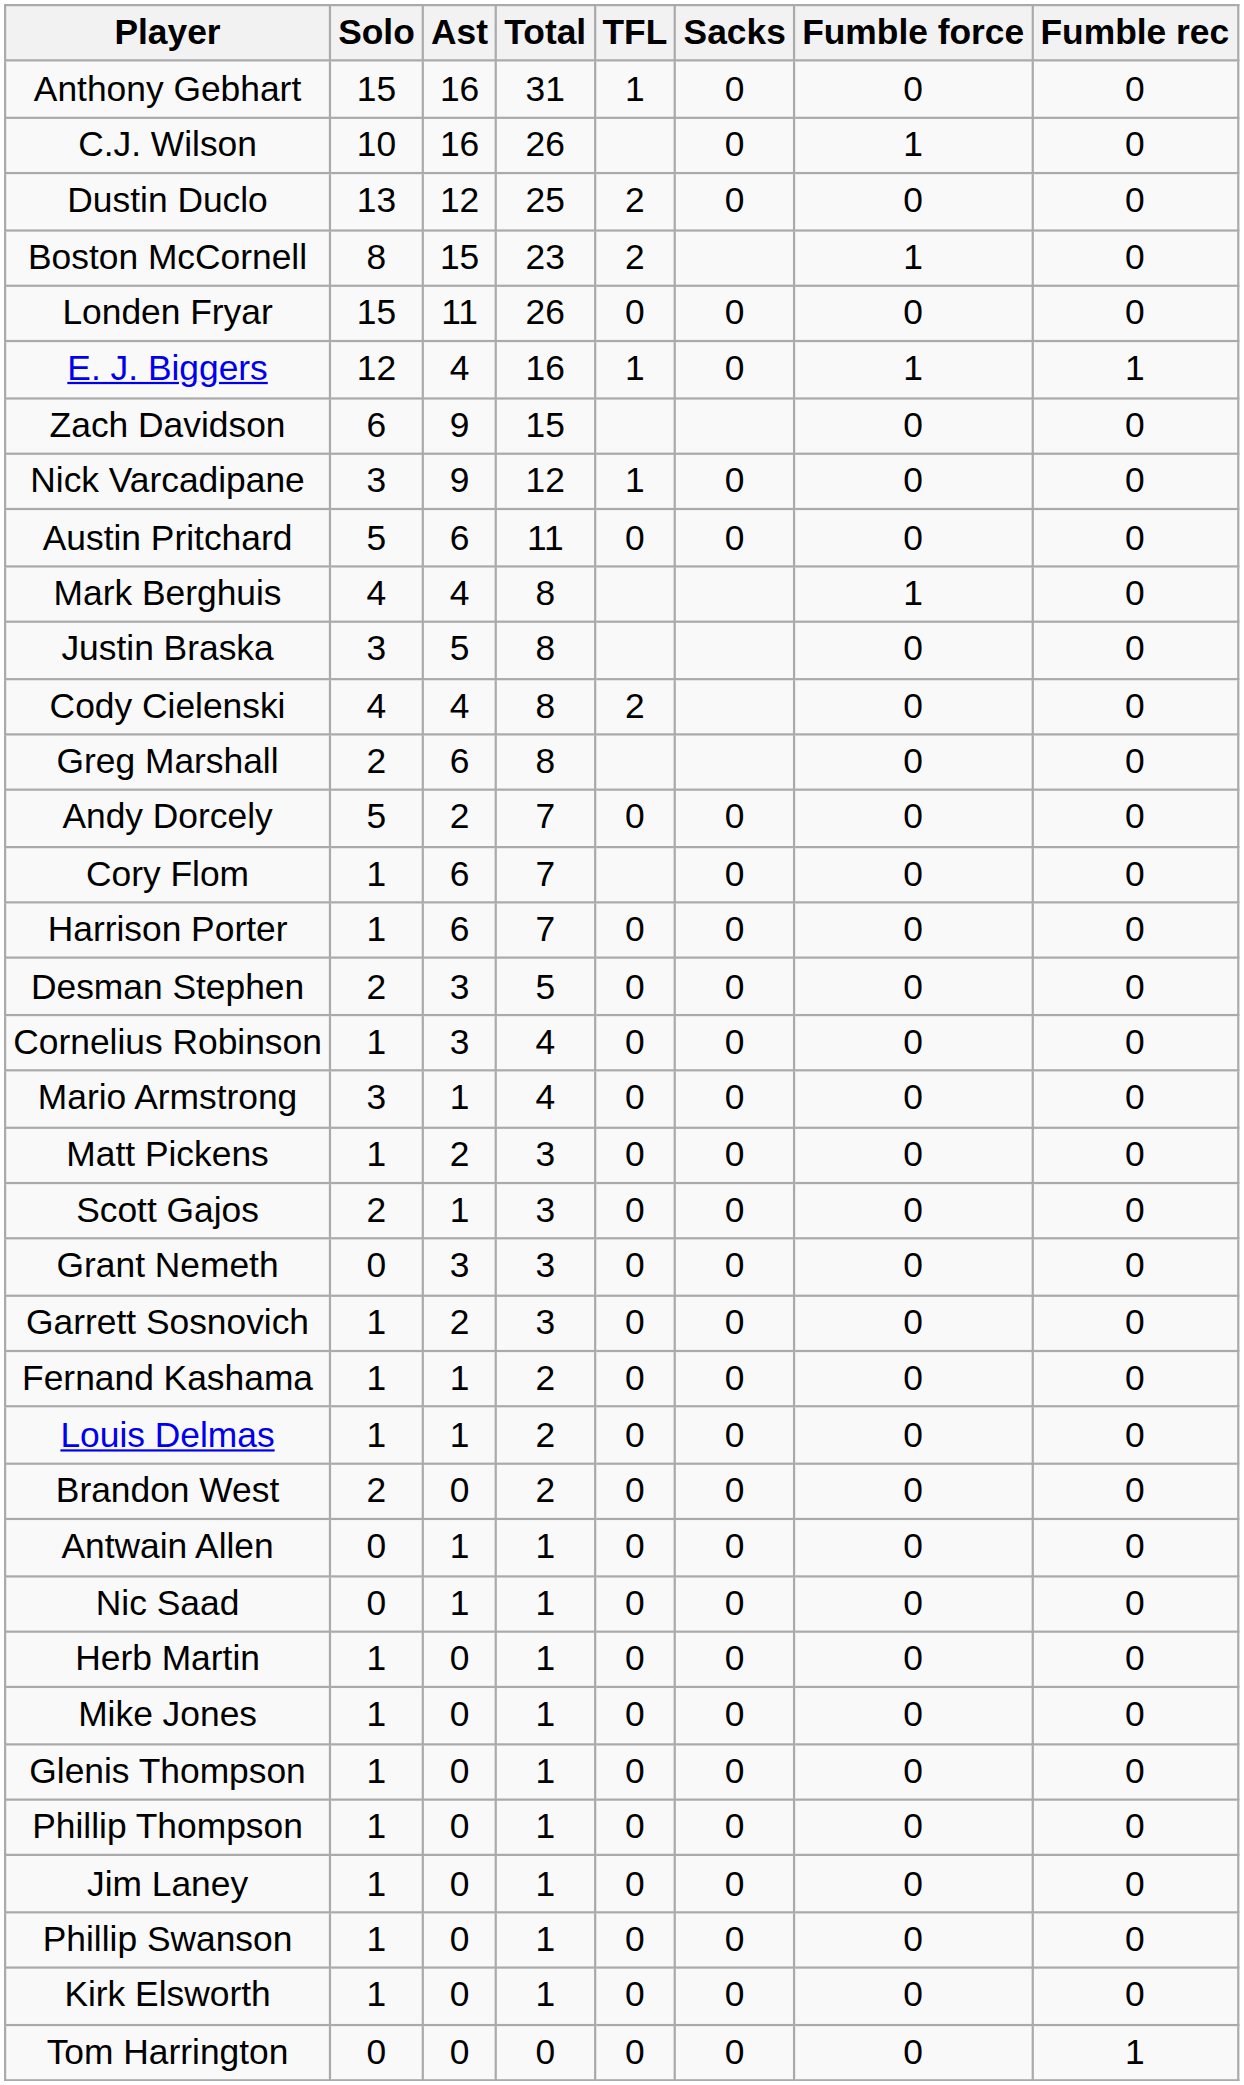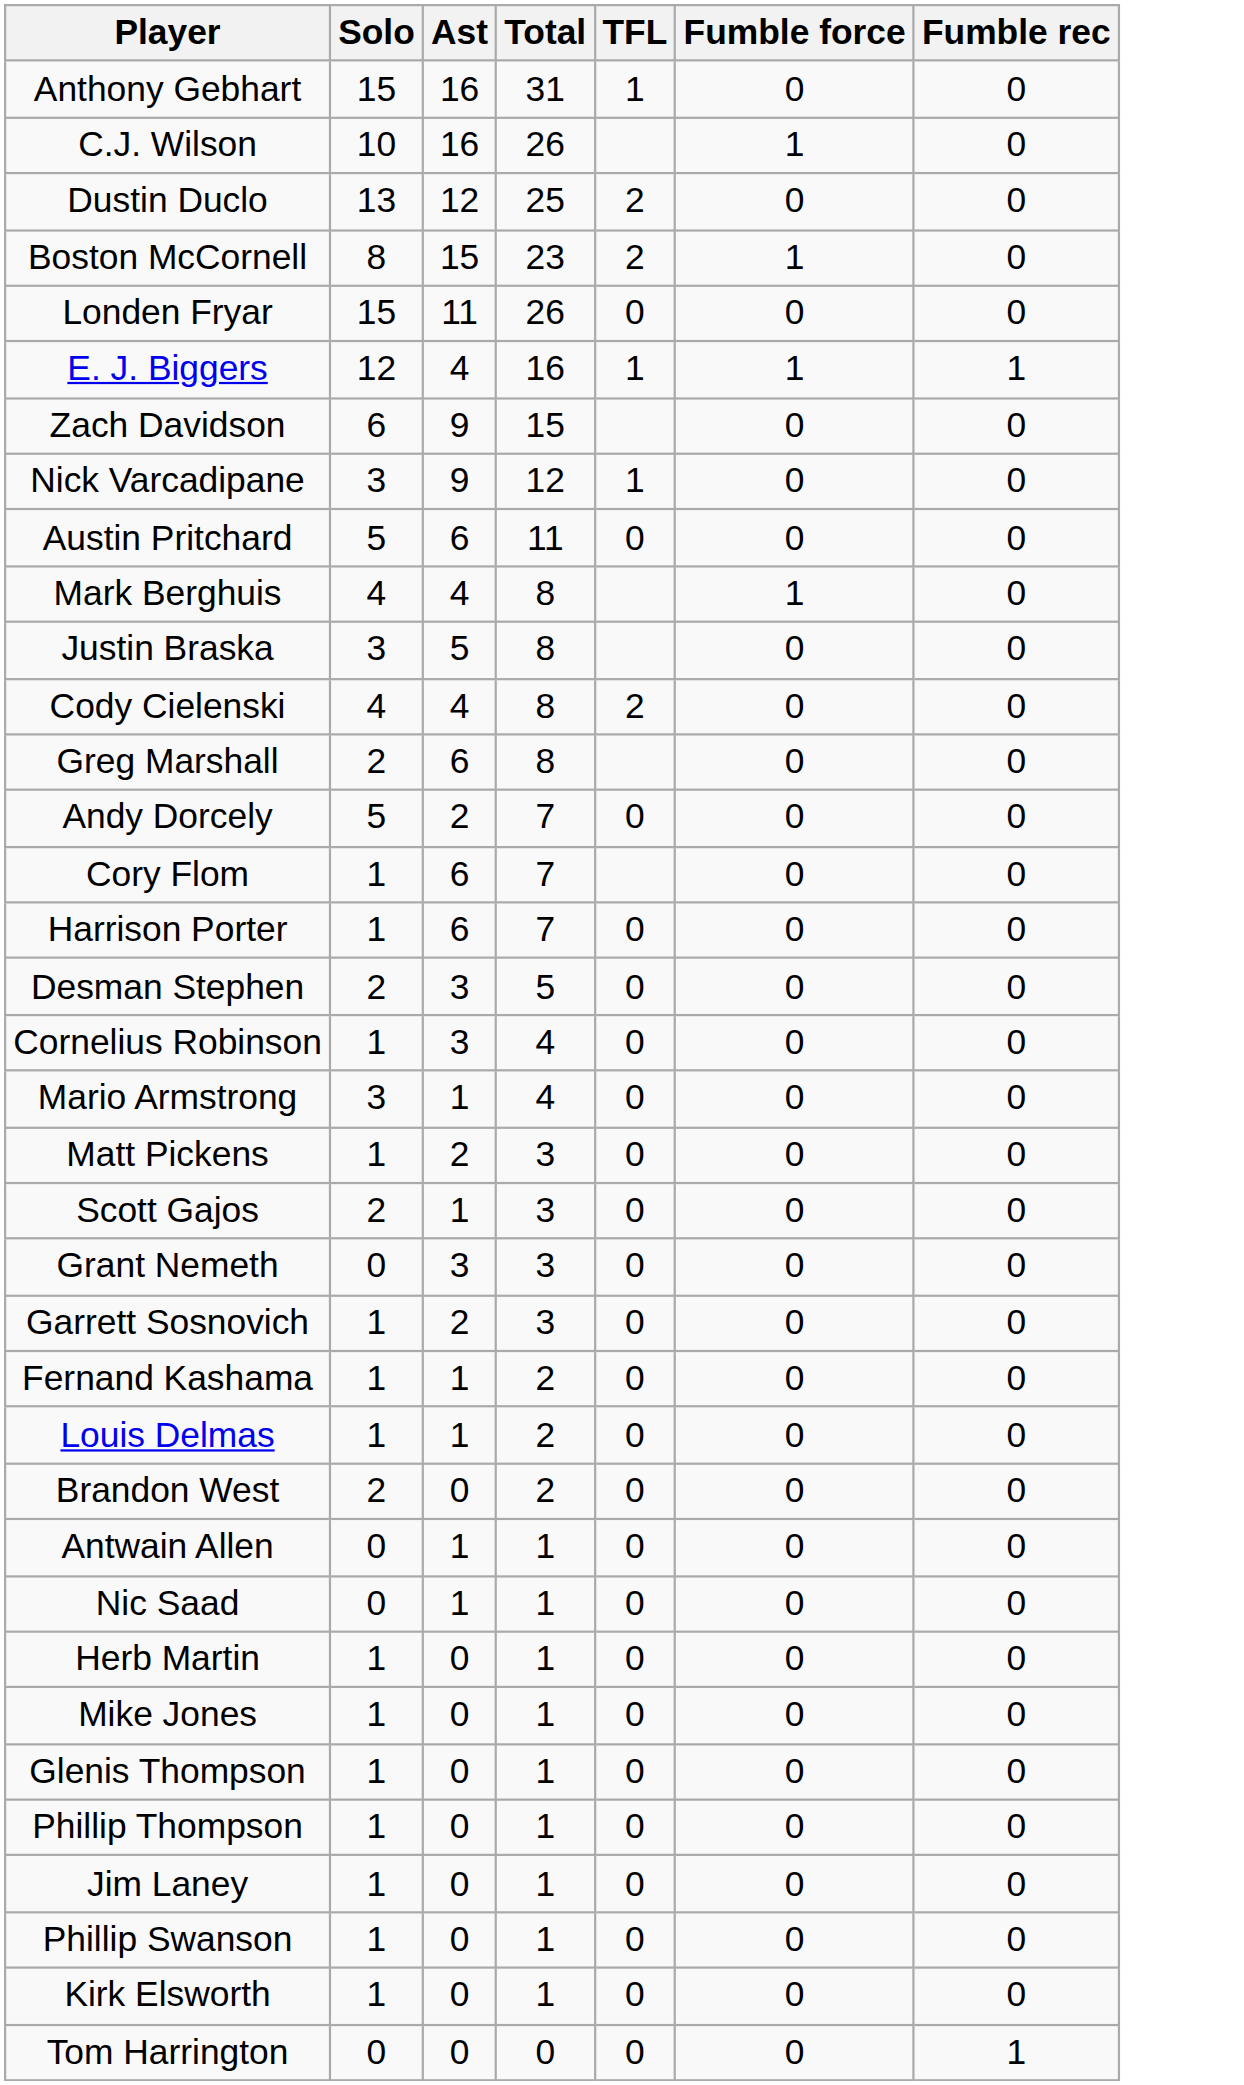- column: (735, 32)
